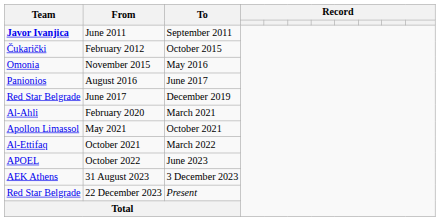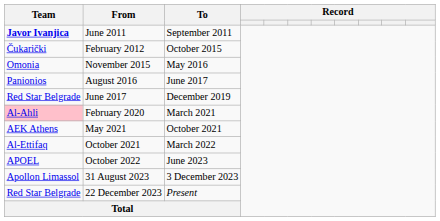(22, 113) no background -> (22, 113) pink background
(43, 129) Apollon Limassol -> (32, 129) AEK Athens
(32, 177) AEK Athens -> (43, 177) Apollon Limassol
